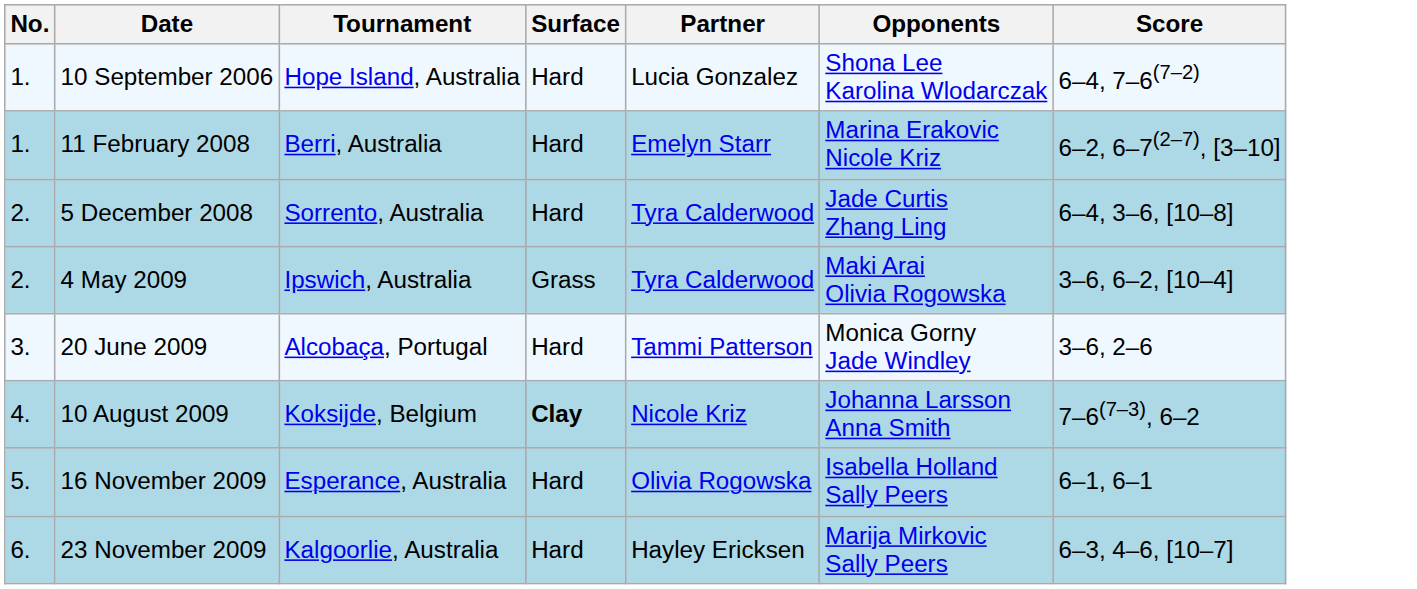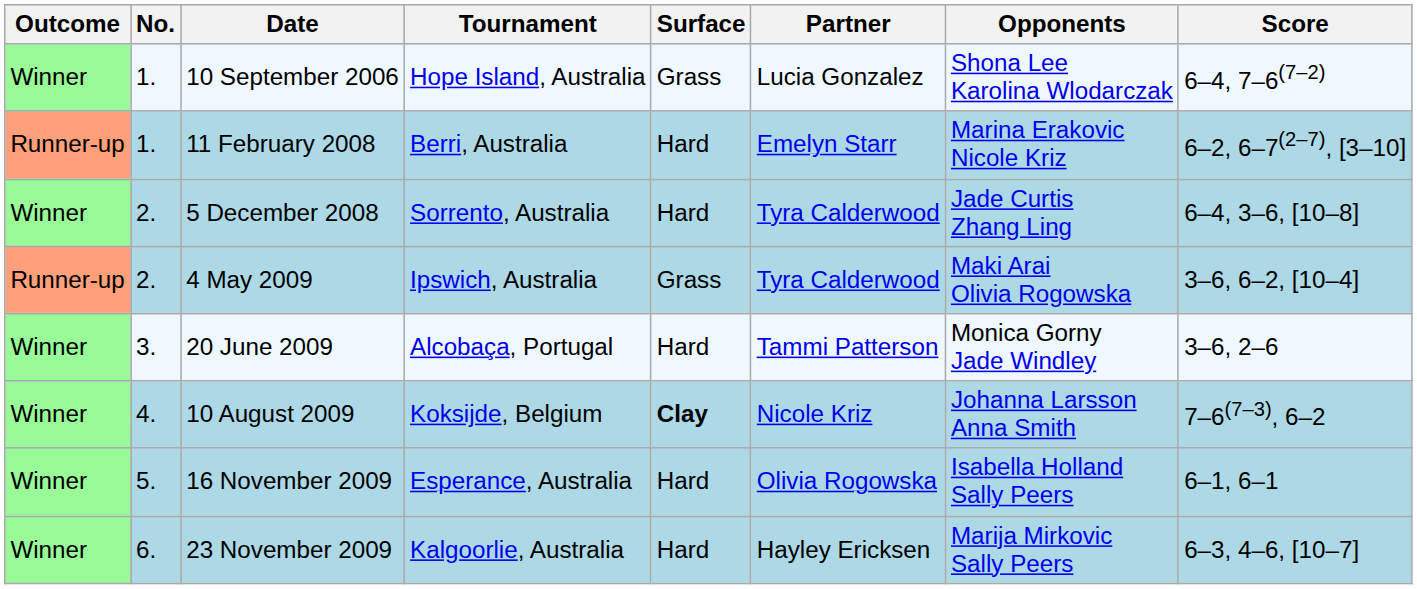+ column: (68, 23)
(557, 76) Hard -> (689, 76) Grass
